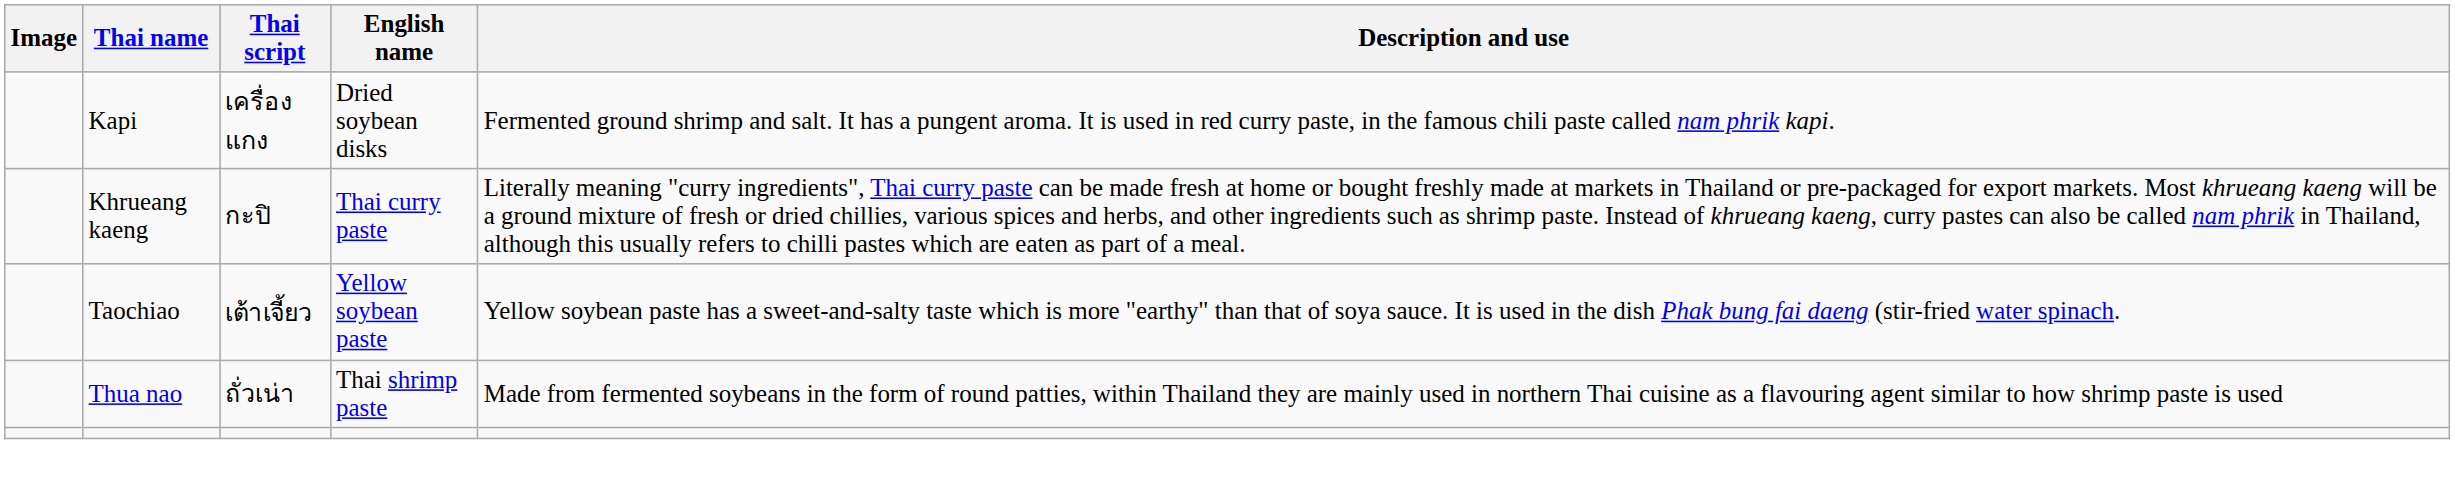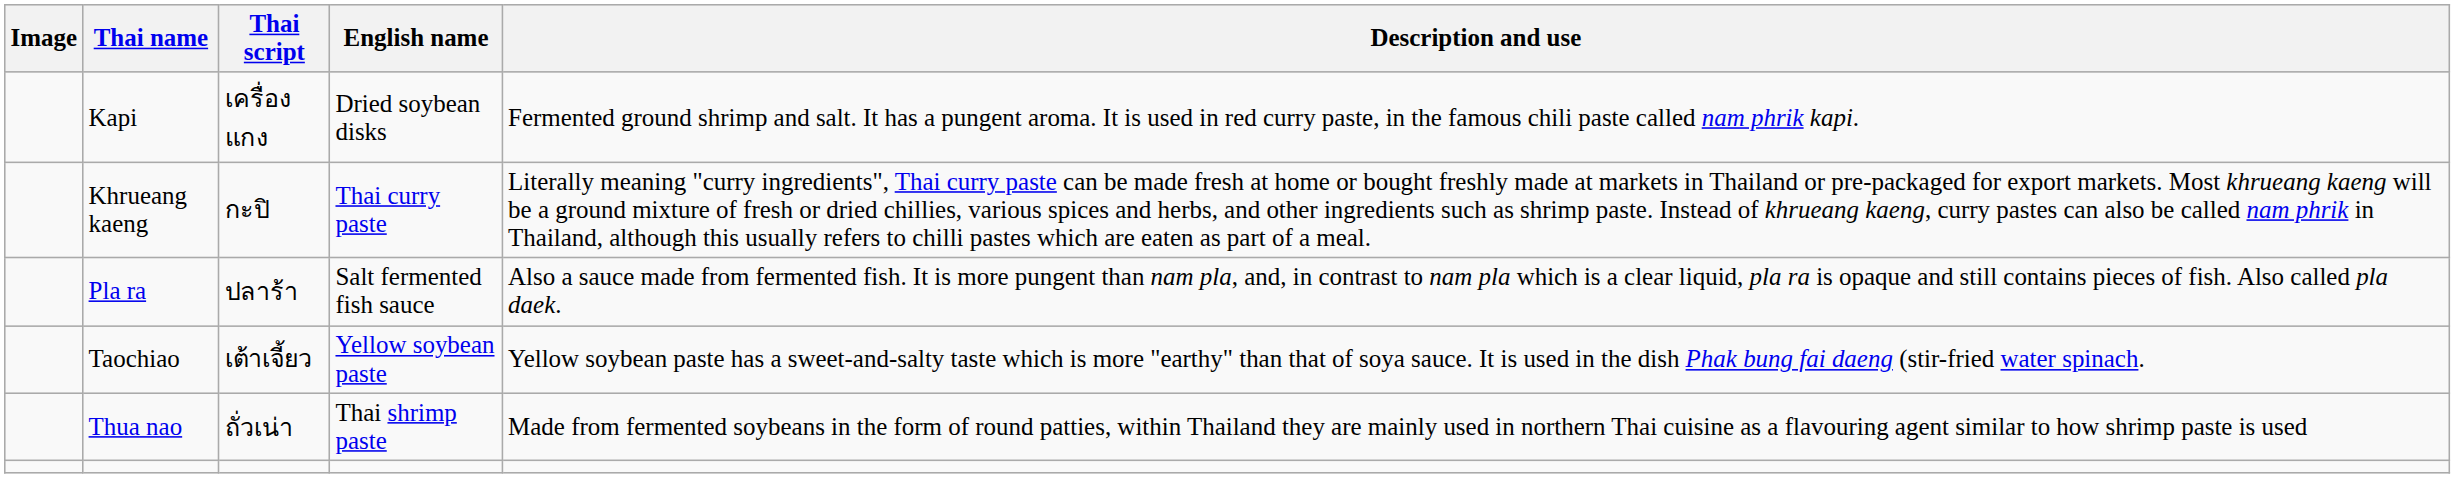+ row: (117, 291)
